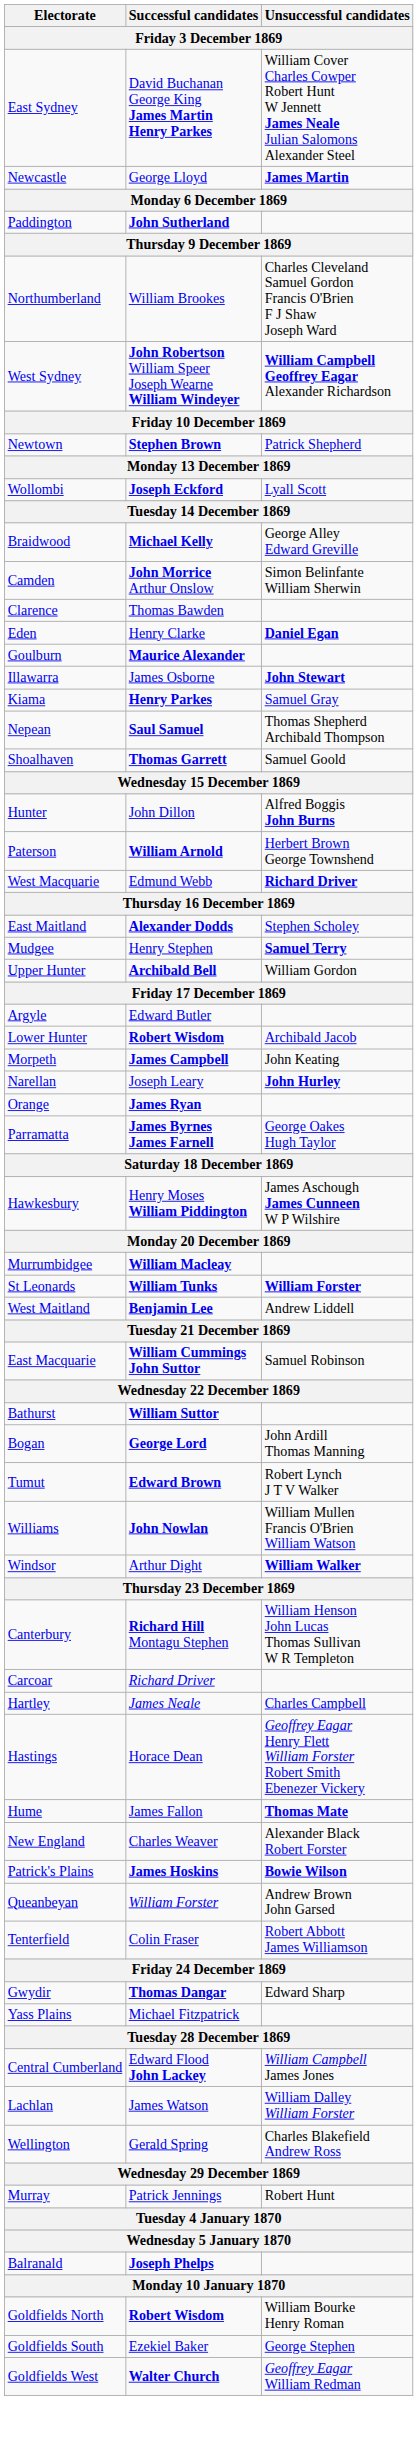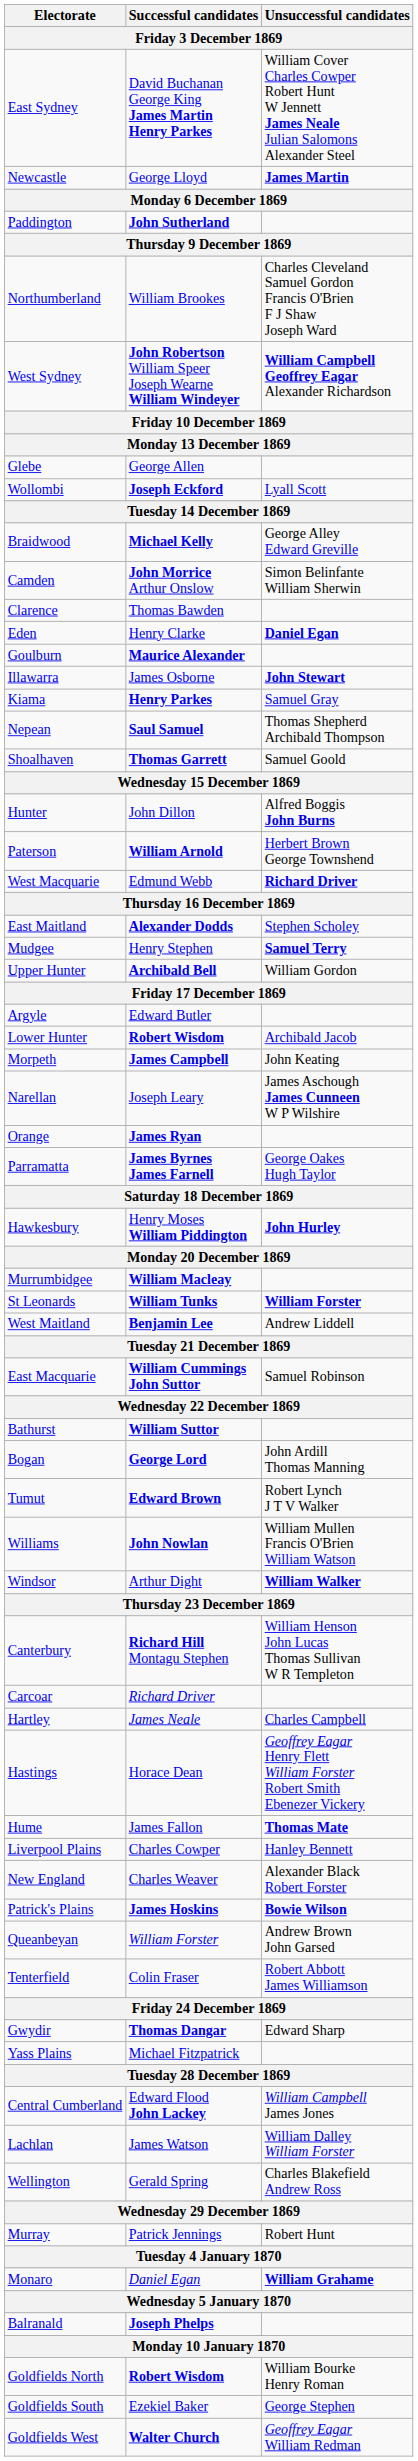- row: (35, 444)
+ row: (24, 467)
(302, 1082) John Hurley -> (312, 1098) James Aschough James Cunneen W P Wilshire
(312, 1203) James Aschough James Cunneen W P Wilshire -> (302, 1227) John Hurley
+ row: (54, 1849)
+ row: (30, 2279)
